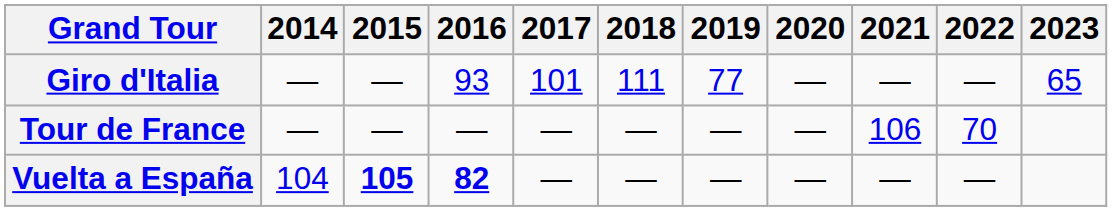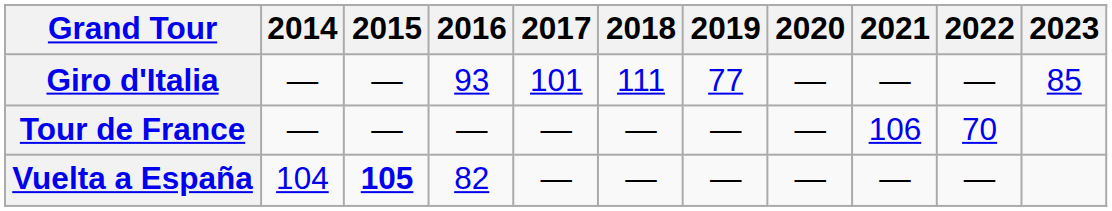(1064, 79) 65 -> (1064, 79) 85
(472, 179) bold -> (472, 179) normal
